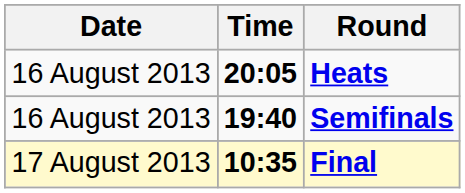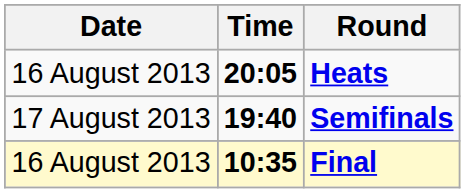(111, 118) 16 August 2013 -> (111, 118) 17 August 2013
(111, 163) 17 August 2013 -> (111, 163) 16 August 2013
